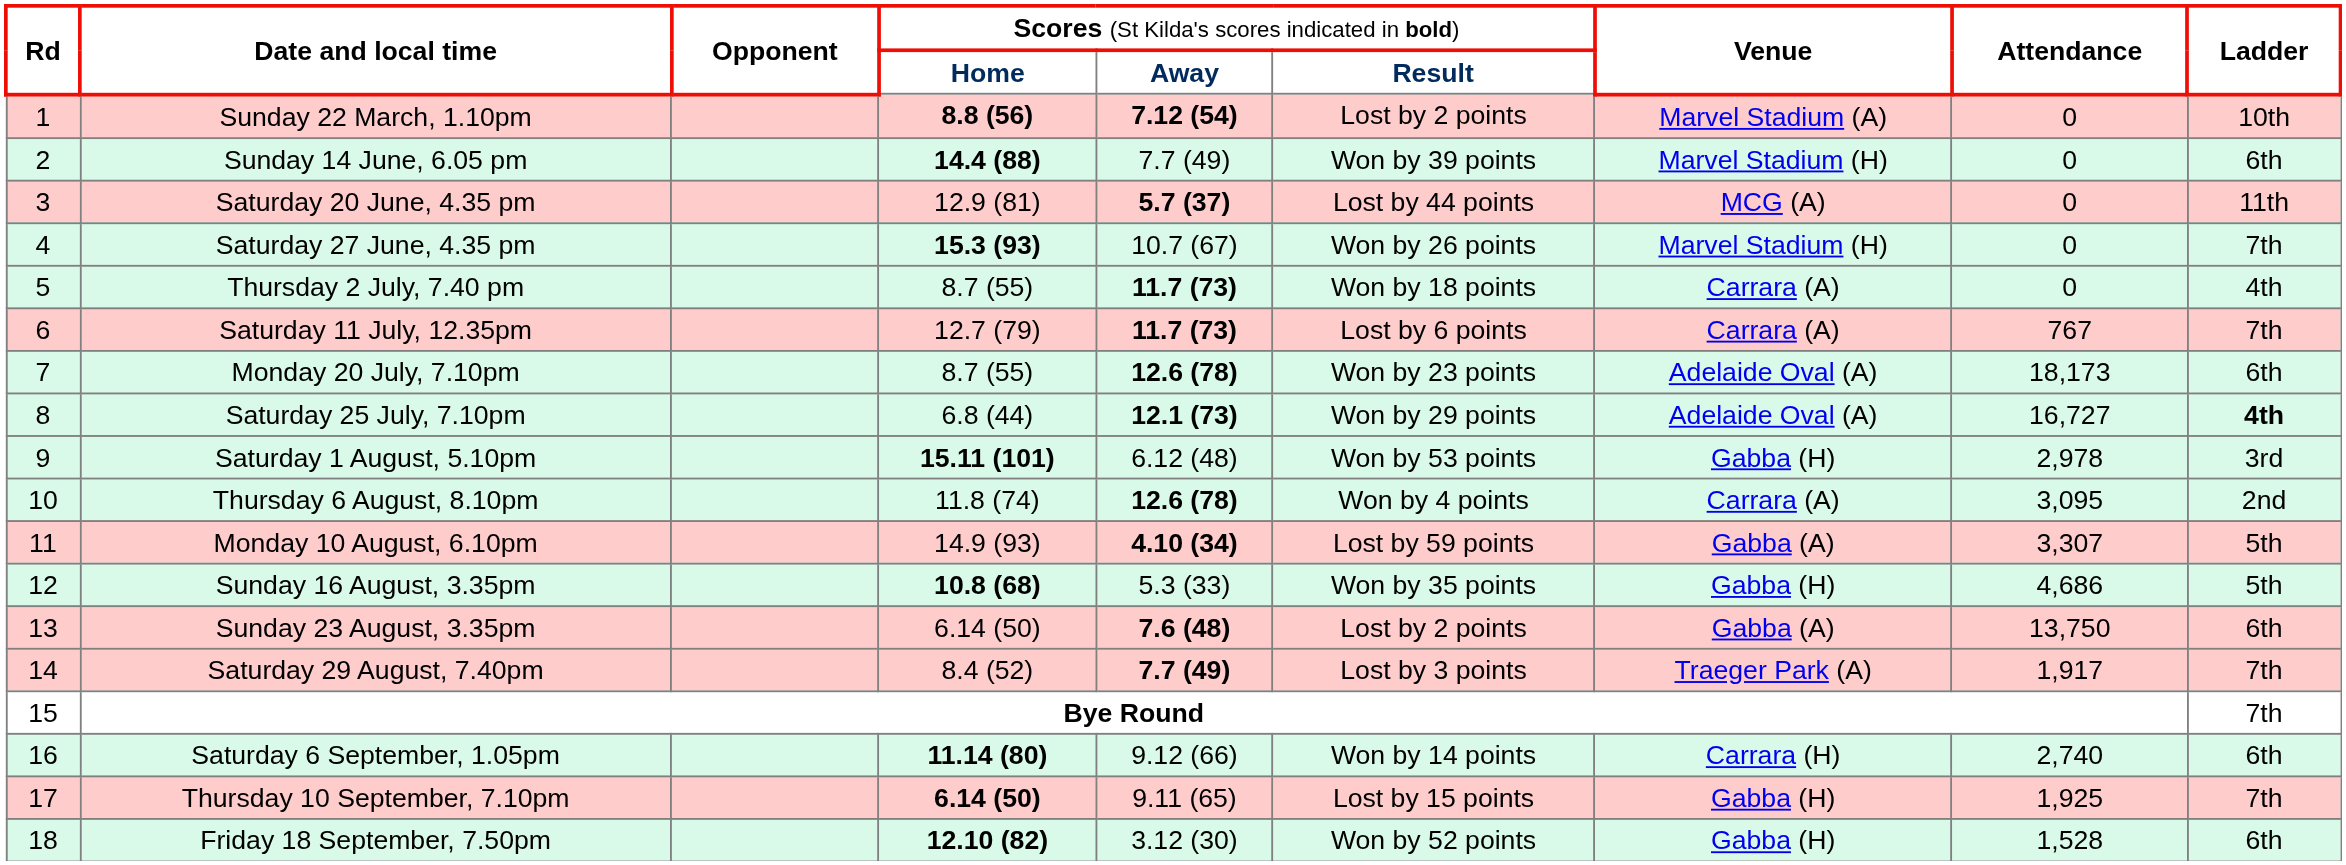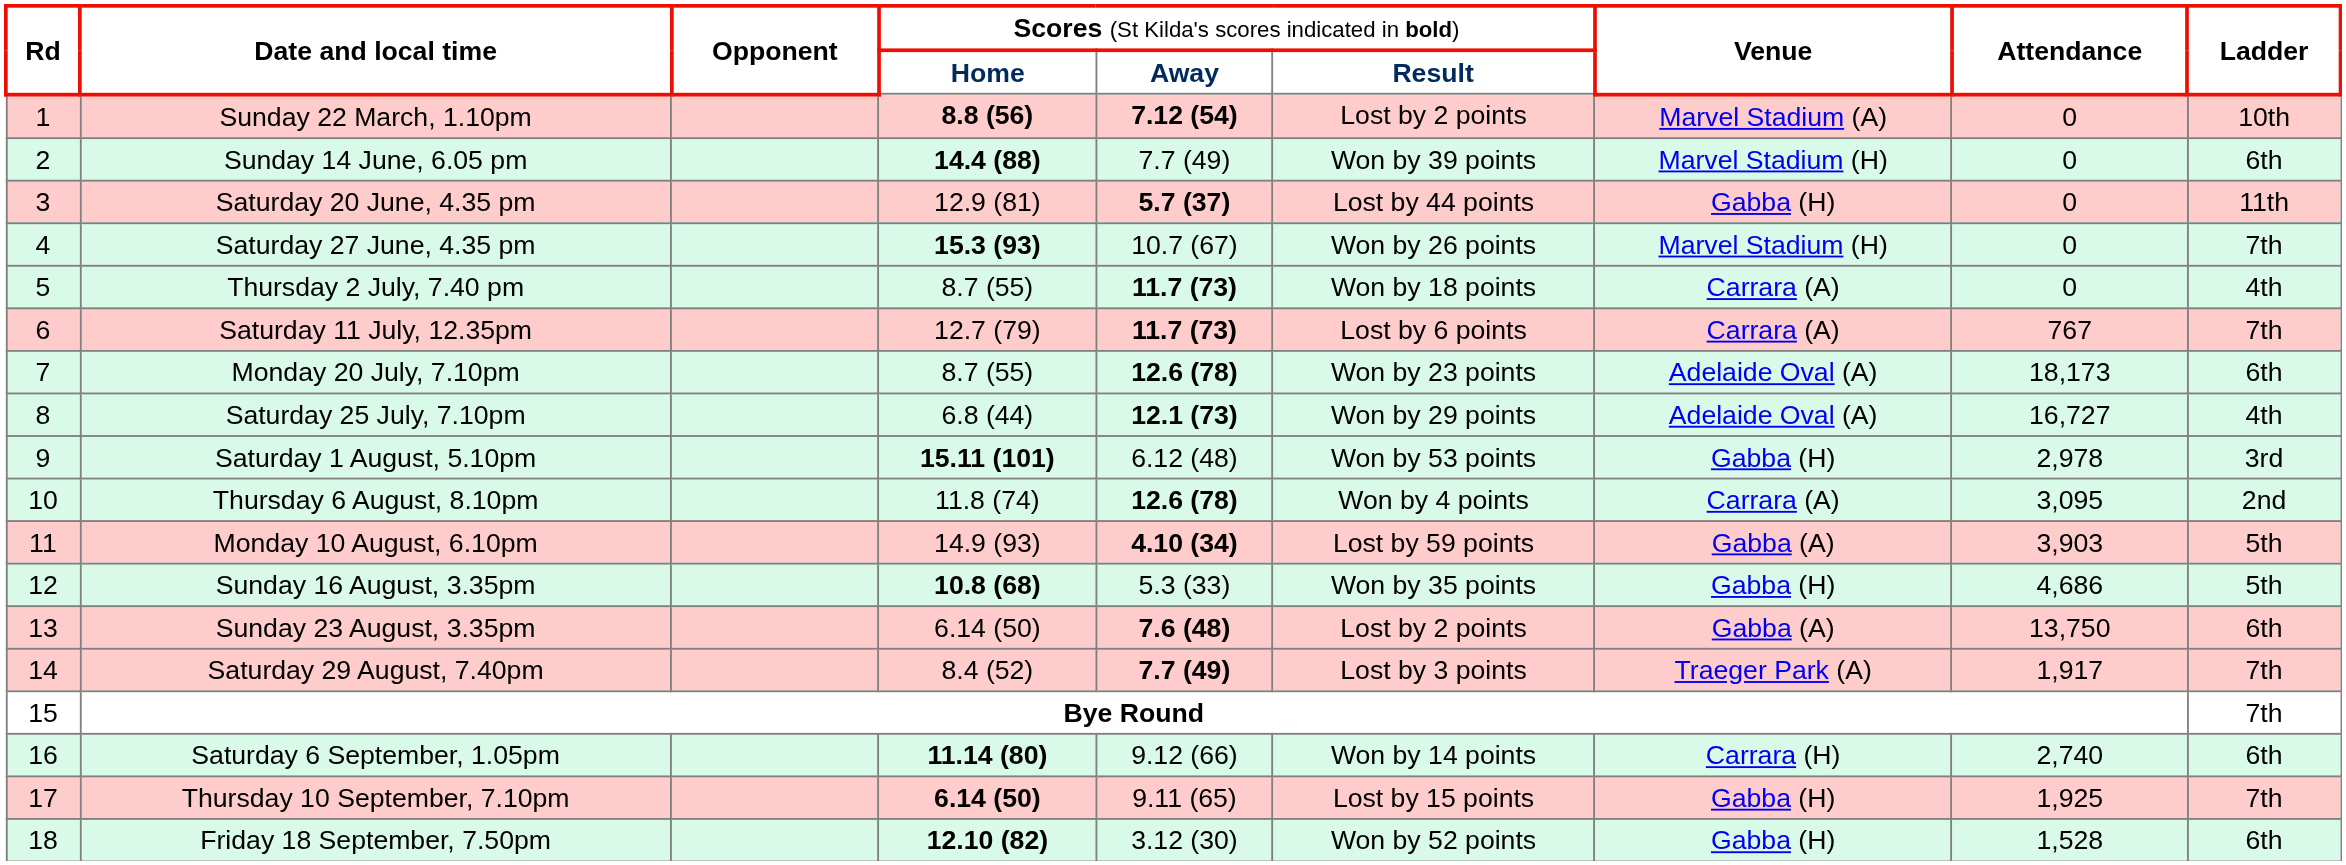(1773, 201) MCG (A) -> (1773, 201) Gabba (H)
(2264, 414) bold -> (2264, 414) normal
(2070, 541) 3,307 -> (2070, 541) 3,903
